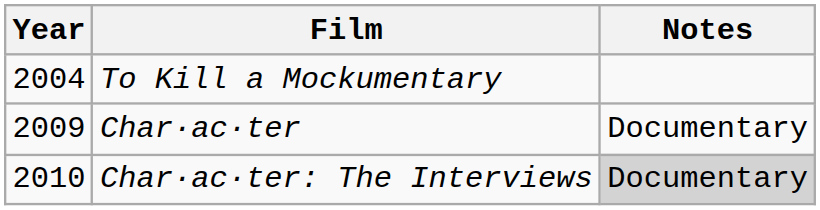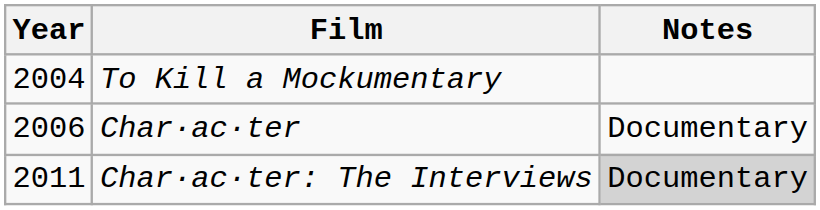(49, 129) 2009 -> (49, 129) 2006
(49, 179) 2010 -> (49, 179) 2011
